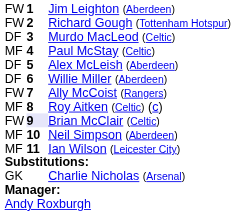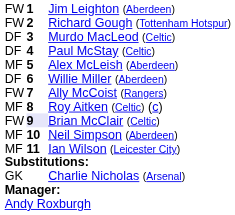(14, 51) MF -> (13, 51) DF
(13, 65) DF -> (14, 65) MF
